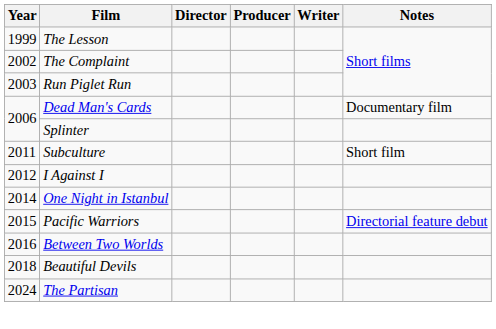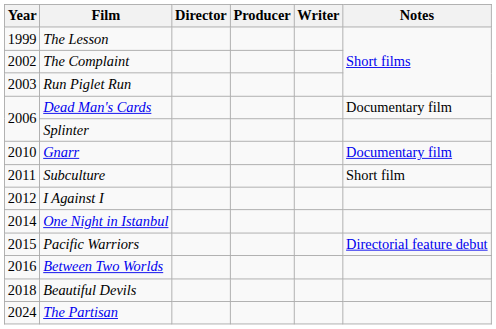+ row: (61, 152)
